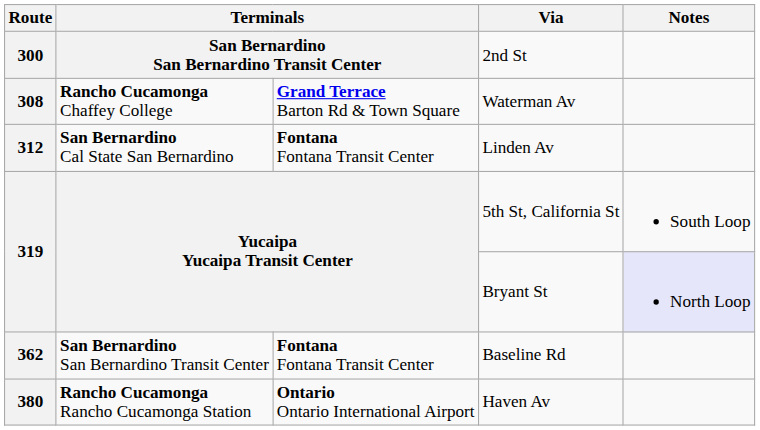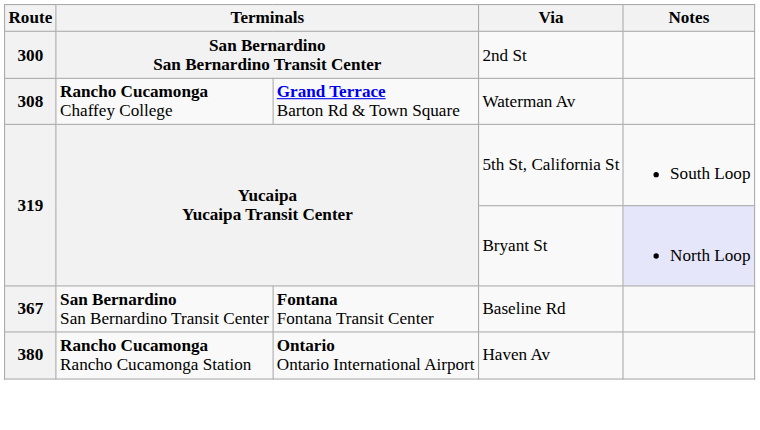- row: (518, 147)
(30, 355) 362 -> (30, 308) 367
